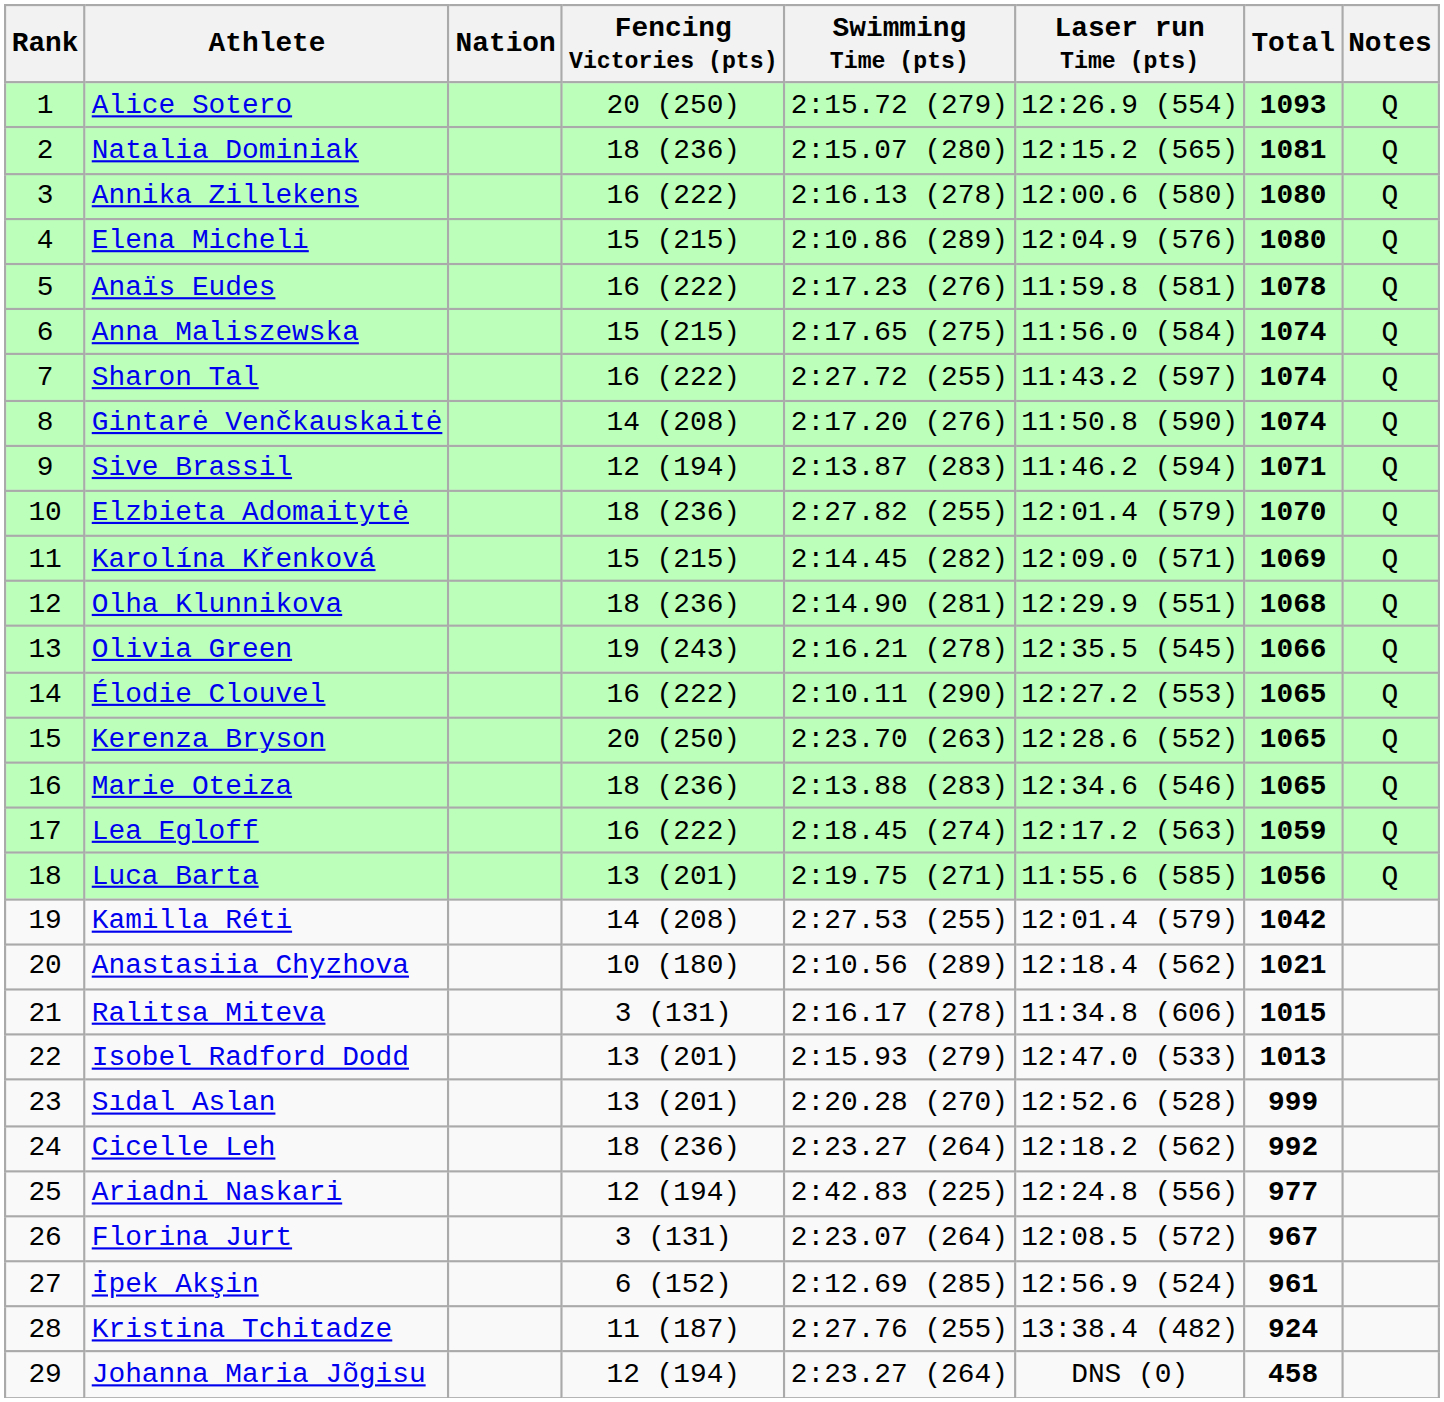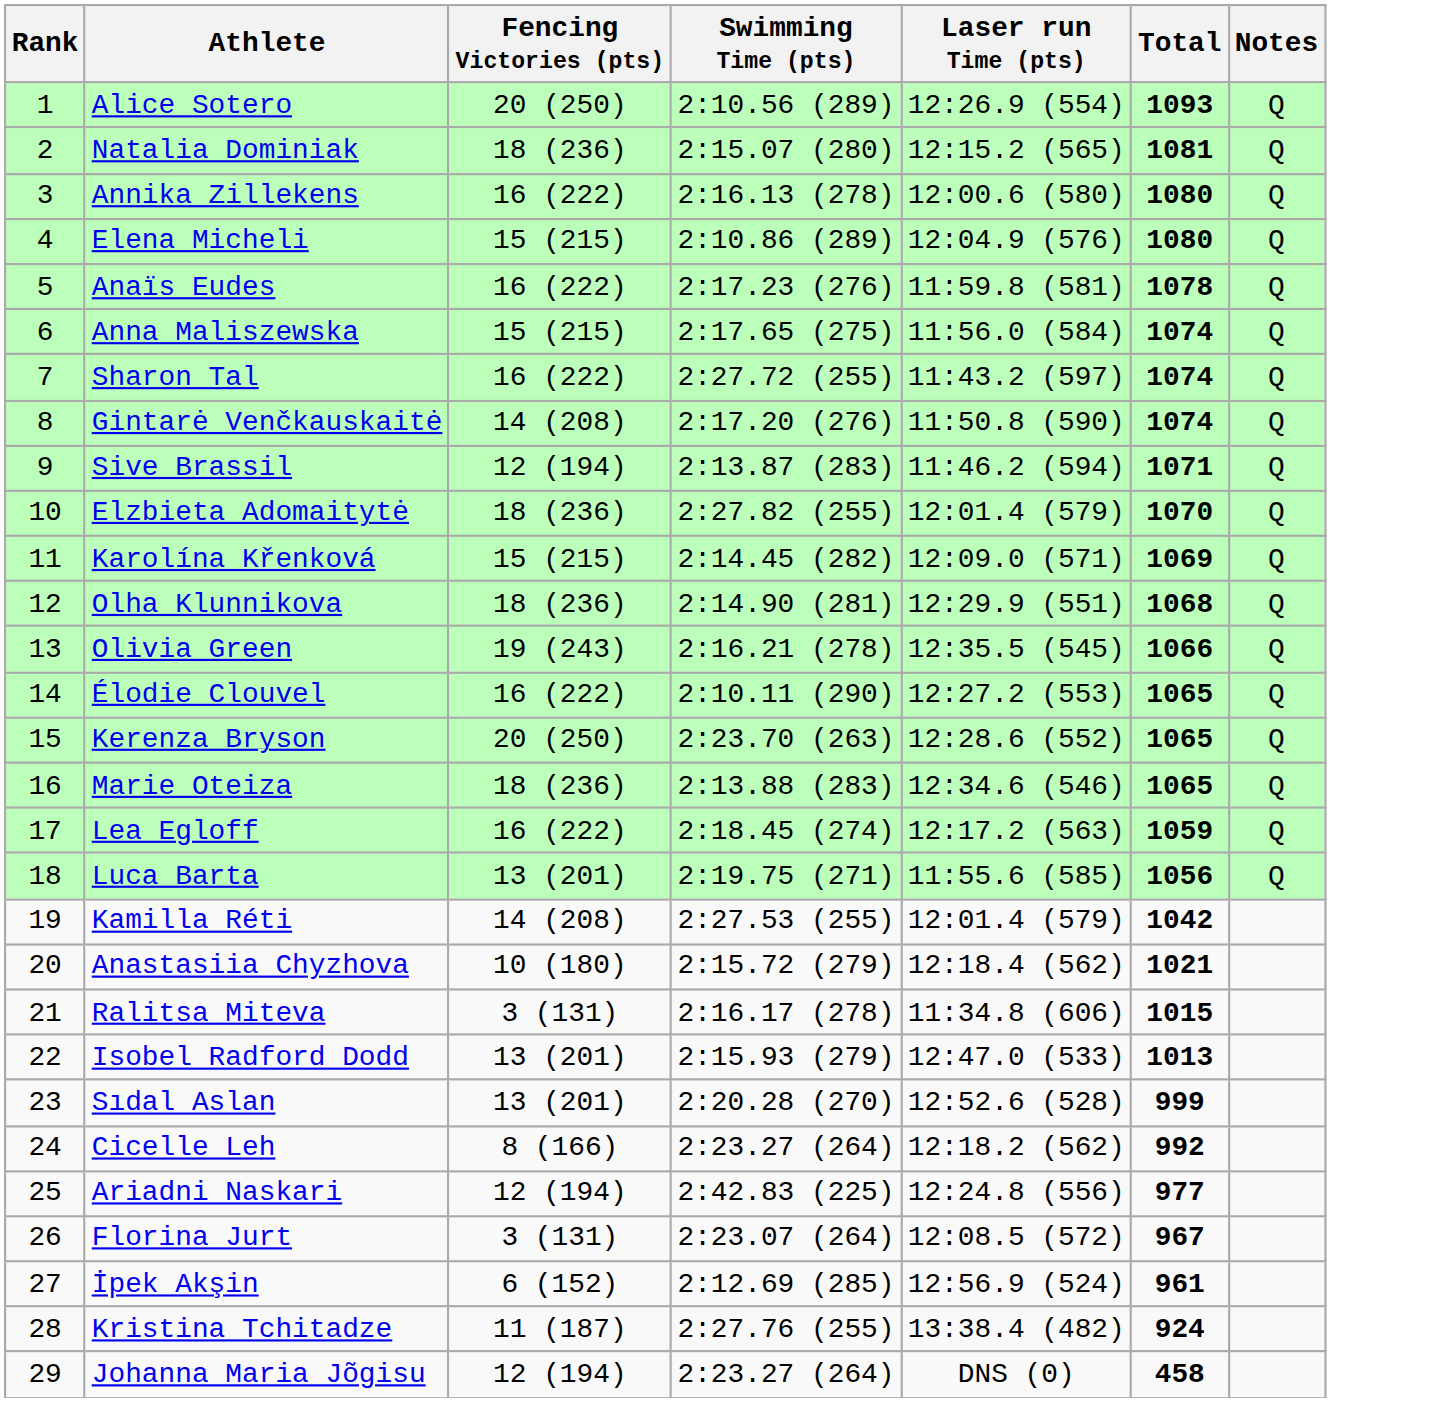- column: (506, 44)
(899, 105) 2:15.72 (279) -> (786, 105) 2:10.56 (289)
(899, 967) 2:10.56 (289) -> (786, 967) 2:15.72 (279)
(673, 1148) 18 (236) -> (560, 1148) 8 (166)
